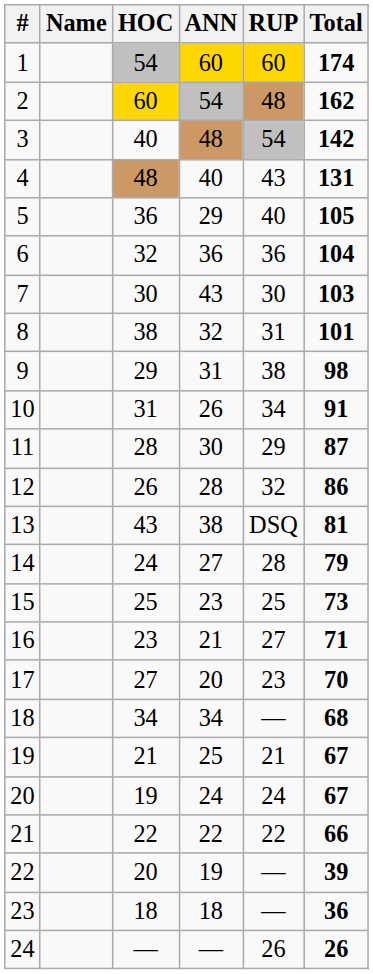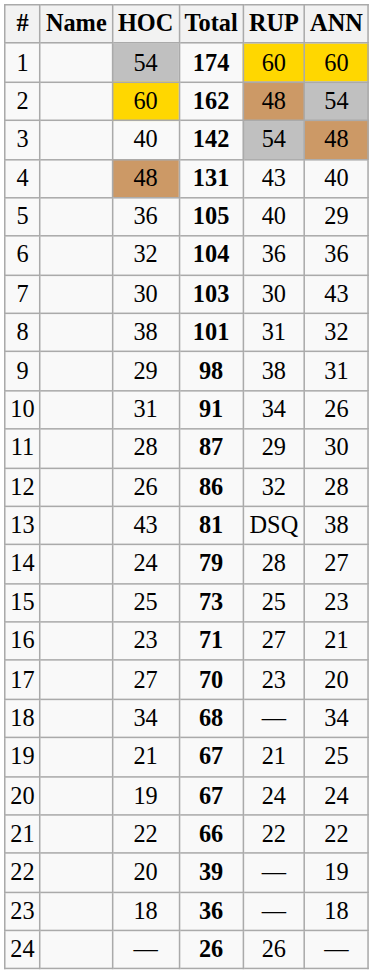columns swapped: (211, 23) <-> (336, 23)
